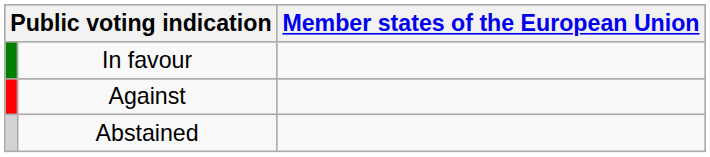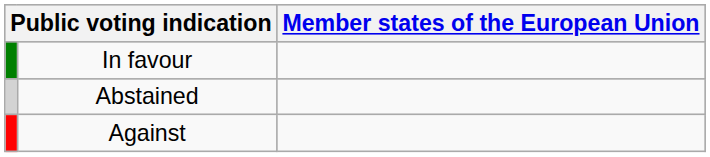rows swapped: (147, 97) <-> (147, 133)
